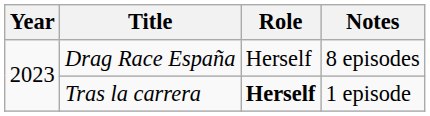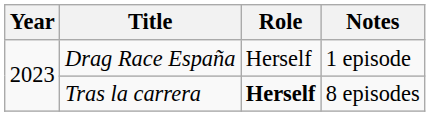(373, 57) 8 episodes -> (368, 57) 1 episode
(368, 93) 1 episode -> (373, 93) 8 episodes
